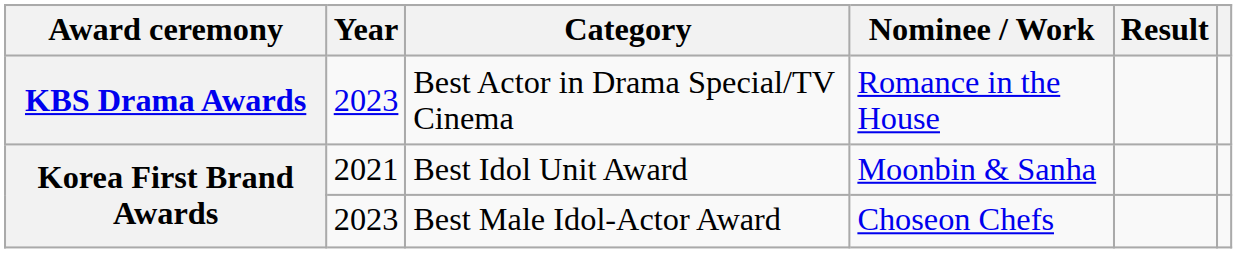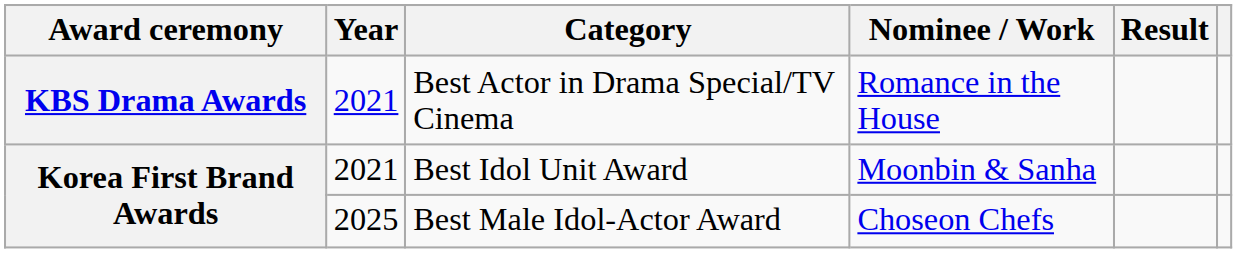(366, 99) 2023 -> (366, 99) 2021
(366, 220) 2023 -> (366, 220) 2025
